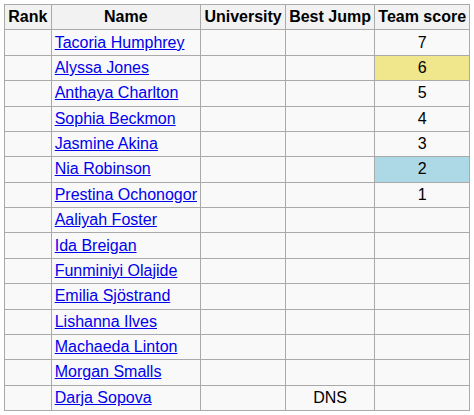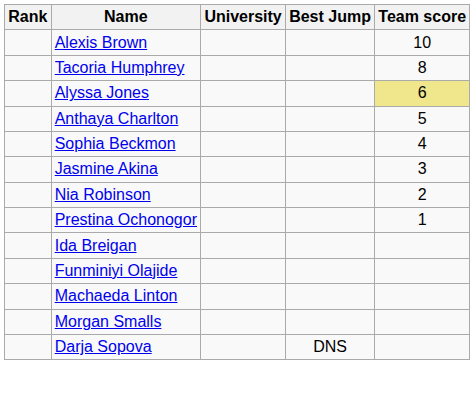+ row: (101, 42)
(422, 42) 7 -> (422, 67) 8
(422, 169) lightblue background -> (422, 194) no background
- row: (106, 220)
- row: (112, 296)
- row: (106, 321)
